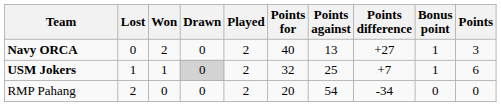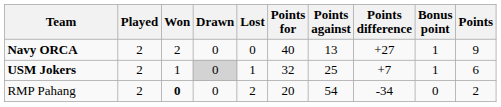columns swapped: (246, 22) <-> (133, 22)
(476, 49) 3 -> (476, 49) 9
(164, 91) normal -> (177, 91) bold
(476, 91) 0 -> (476, 91) 2
